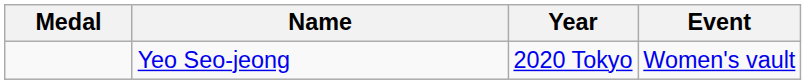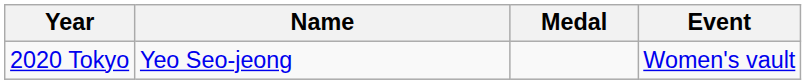columns swapped: (69, 23) <-> (573, 23)
